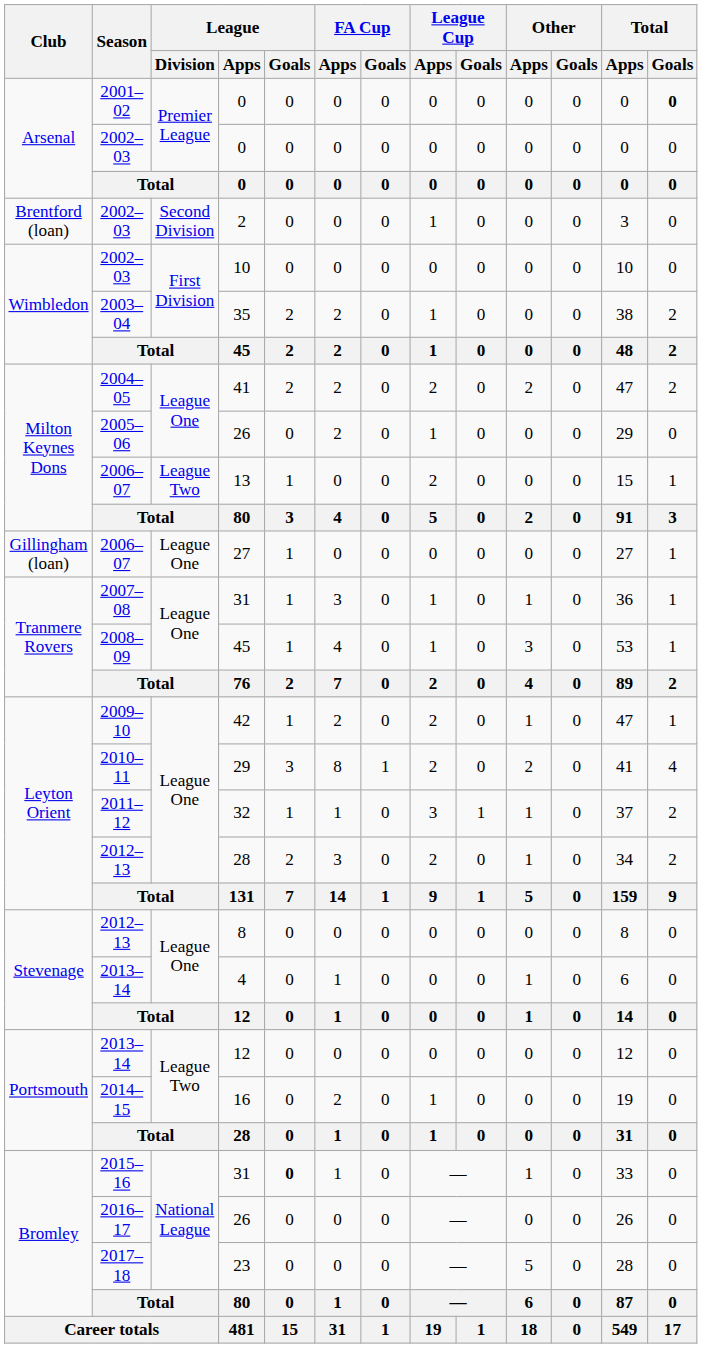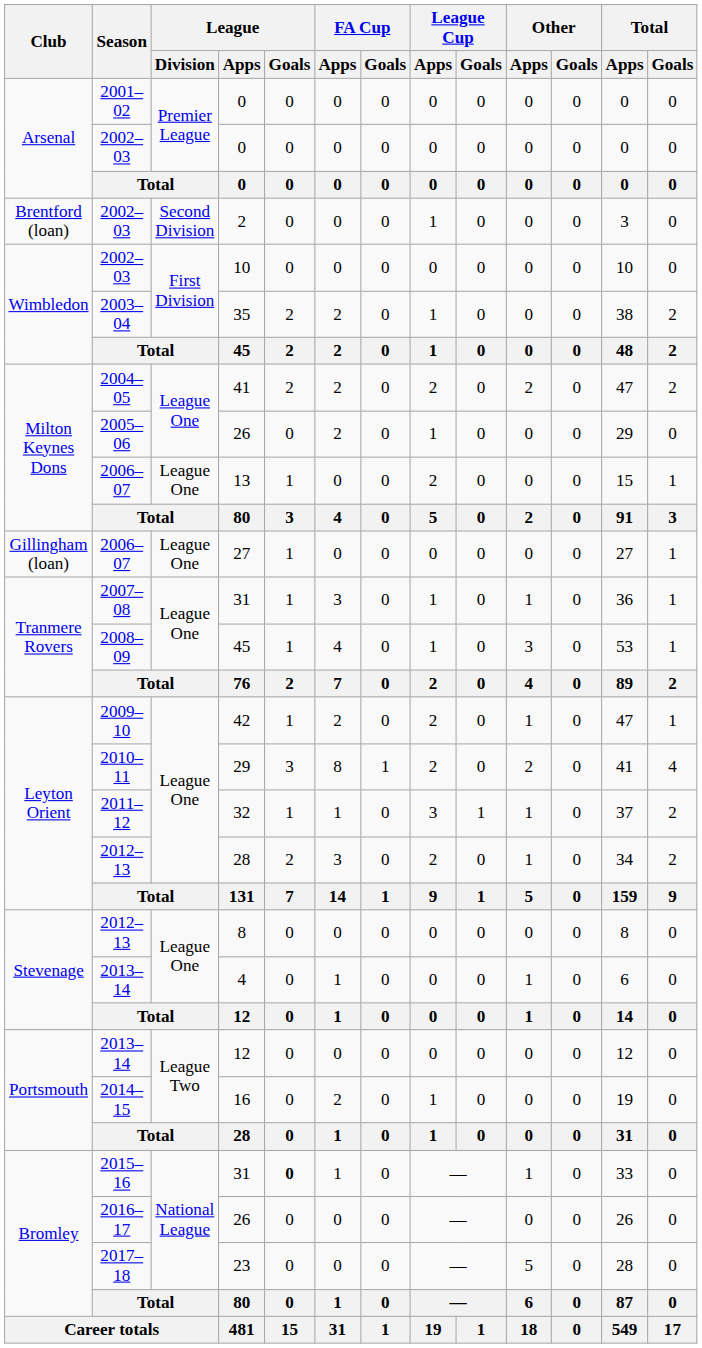(672, 101) bold -> (672, 101) normal
(185, 480) League Two -> (185, 480) League One
